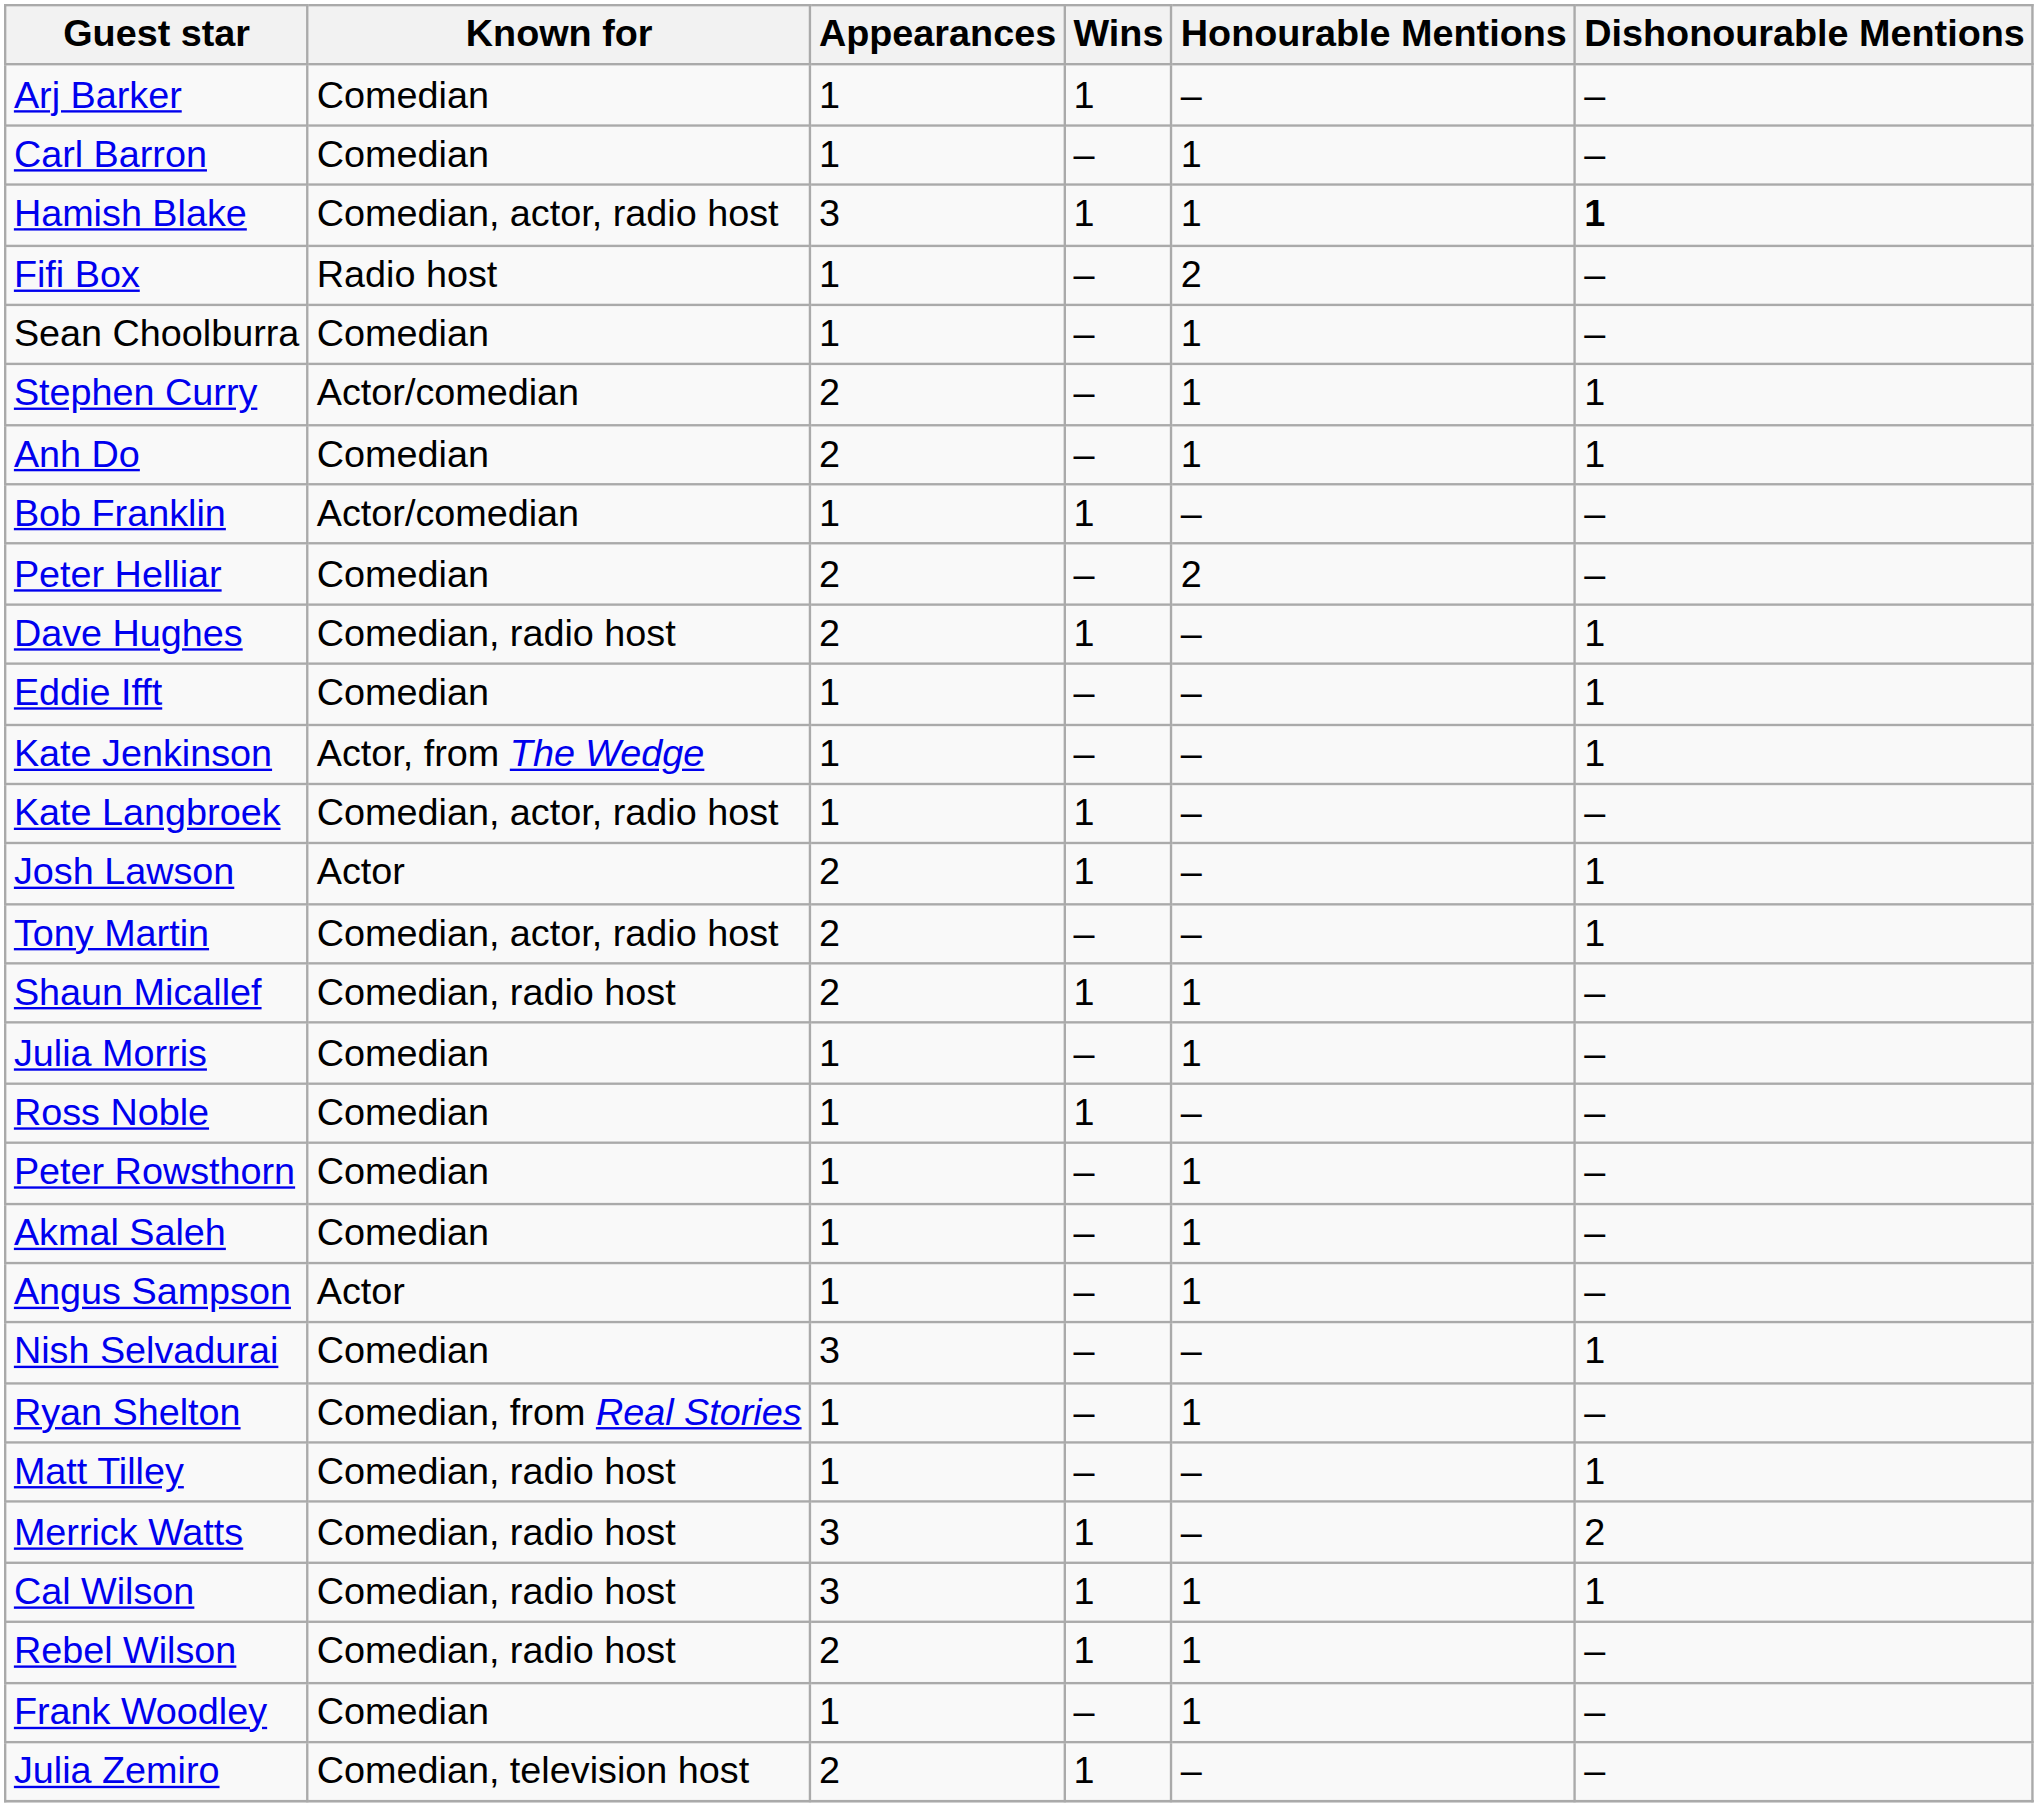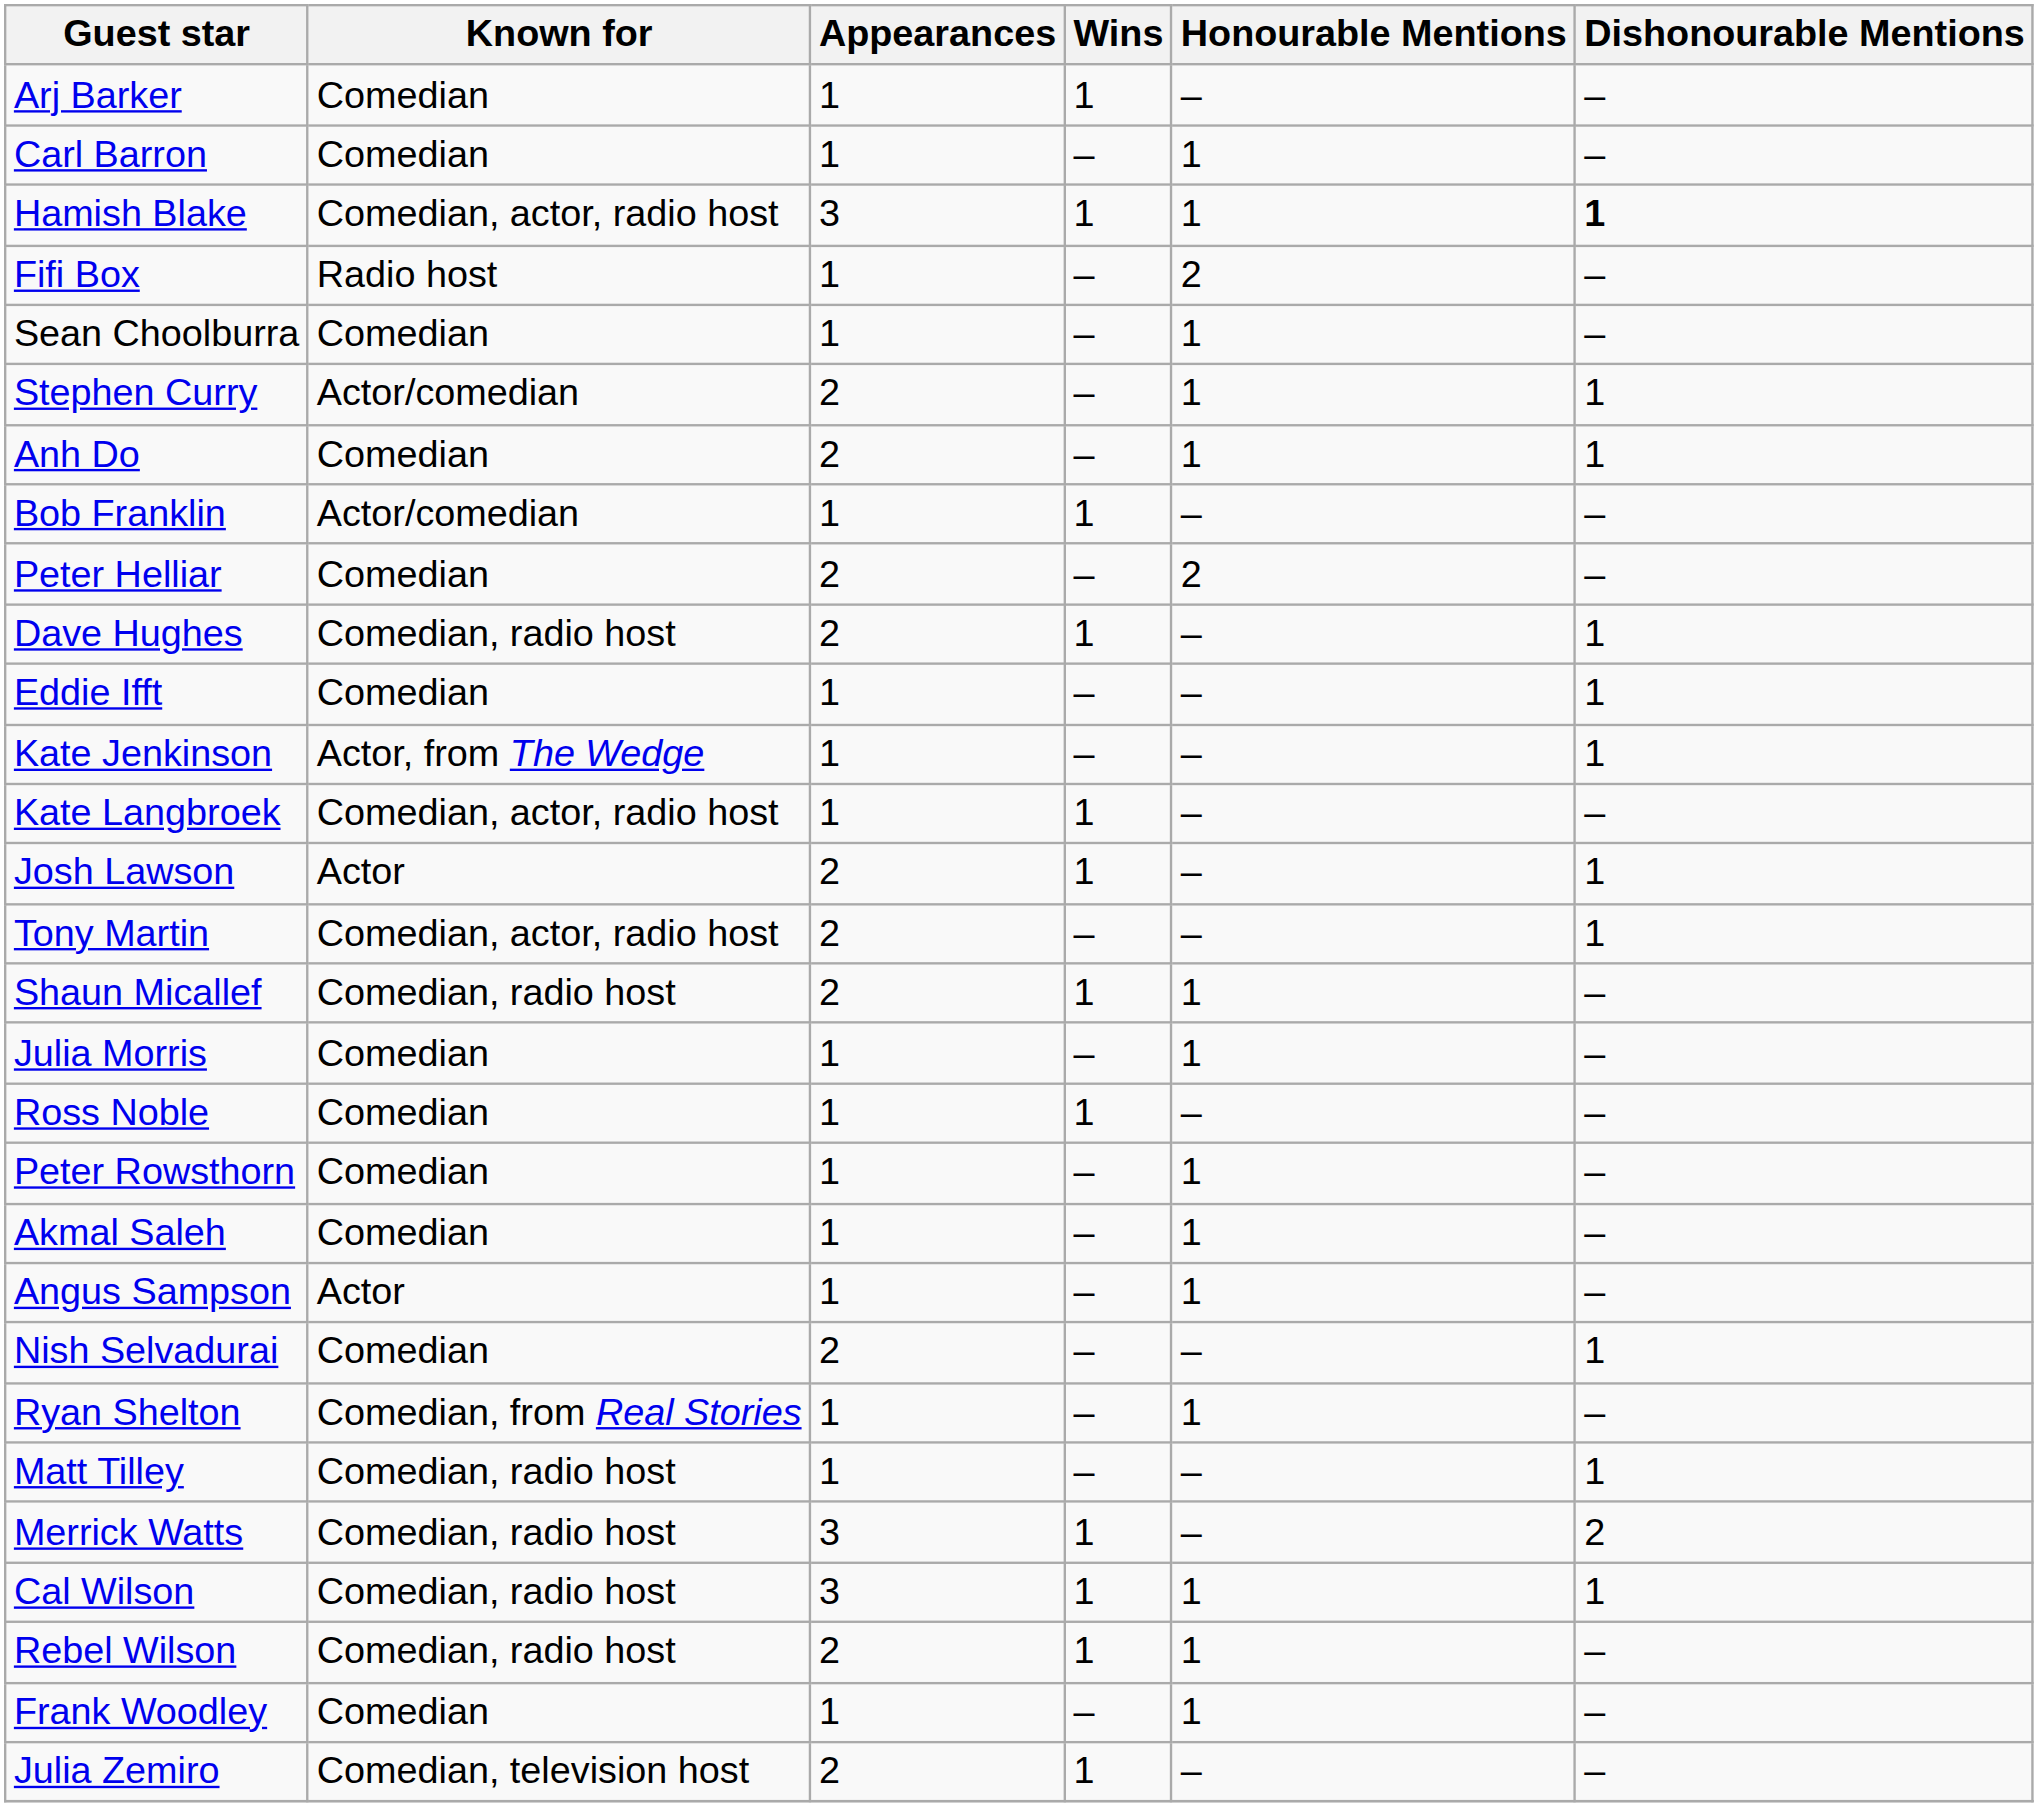(829, 1351) 3 -> (829, 1351) 2
